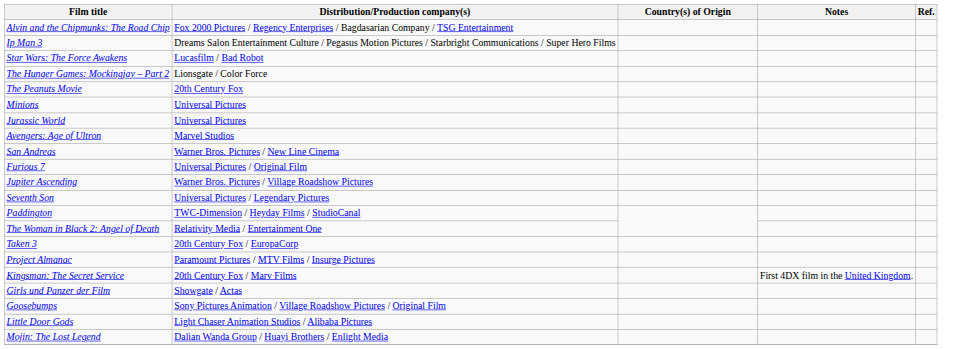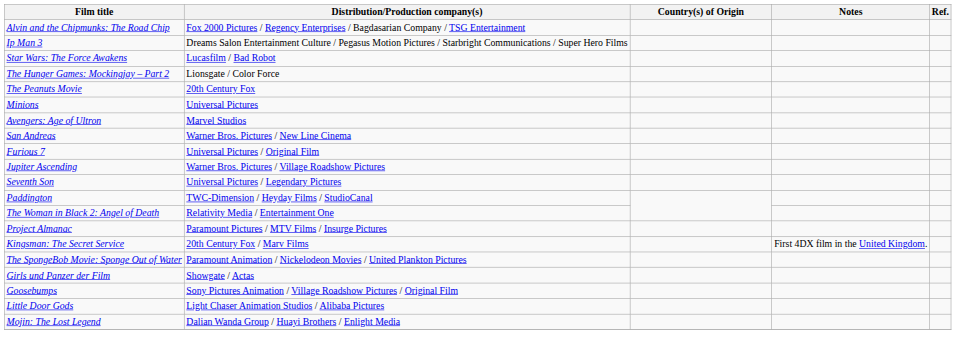- row: (36, 120)
- row: (22, 244)
+ row: (94, 259)
